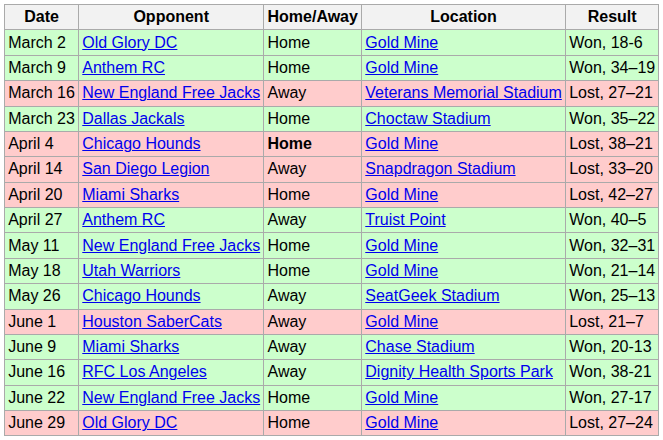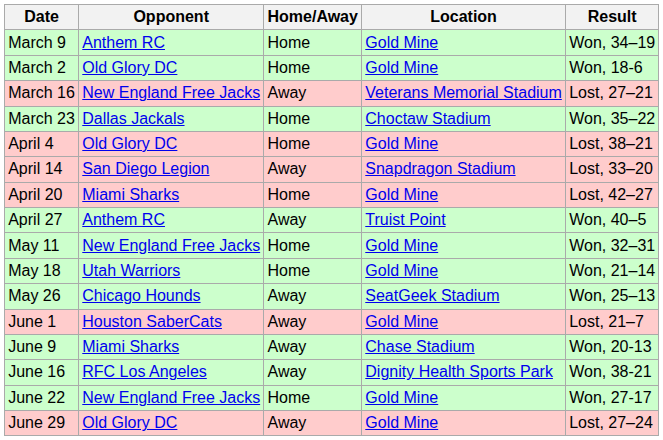rows swapped: (37, 42) <-> (37, 67)
(141, 144) Chicago Hounds -> (130, 144) Old Glory DC
(290, 144) bold -> (289, 144) normal
(289, 423) Home -> (287, 423) Away
